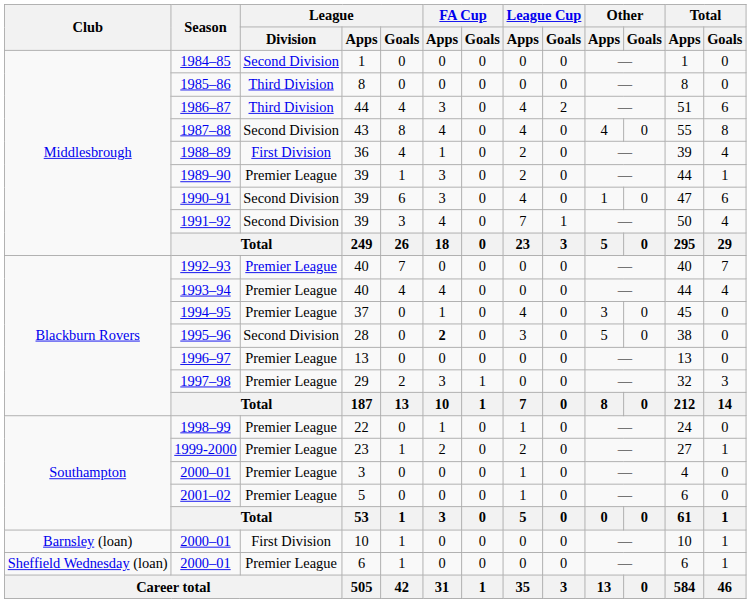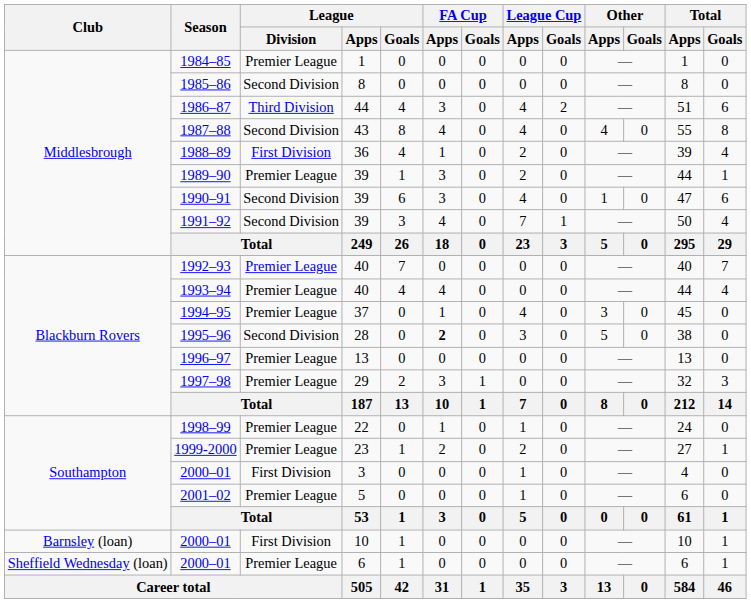(291, 61) Second Division -> (291, 61) Premier League
(291, 84) Third Division -> (291, 84) Second Division
(291, 472) Premier League -> (291, 472) First Division
